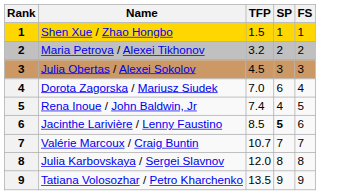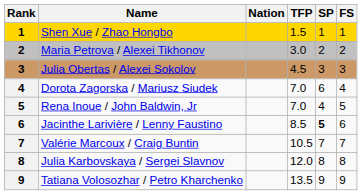+ column: (266, 13)
(256, 50) 3.2 -> (298, 50) 3.0
(256, 106) 7.4 -> (298, 106) 7.0
(260, 143) 10.7 -> (301, 143) 10.5
